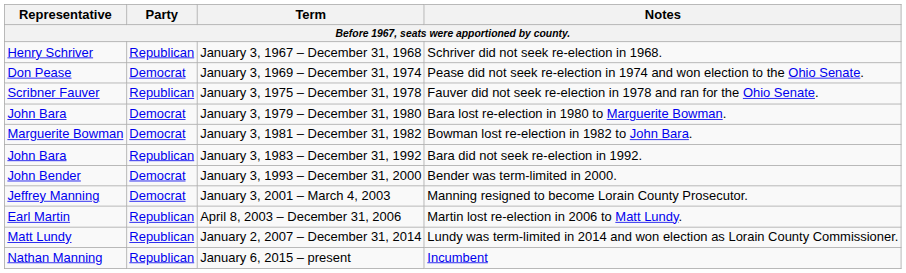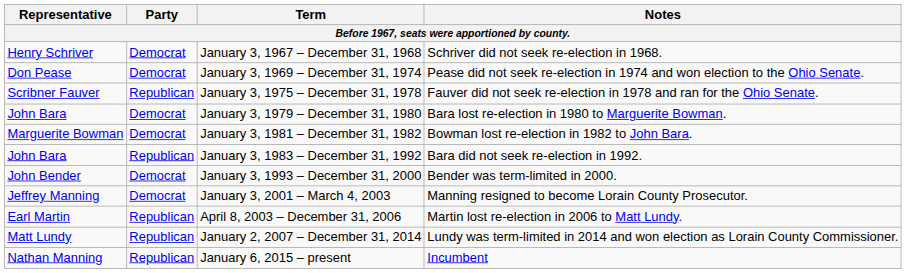(162, 52) Republican -> (157, 52) Democrat
